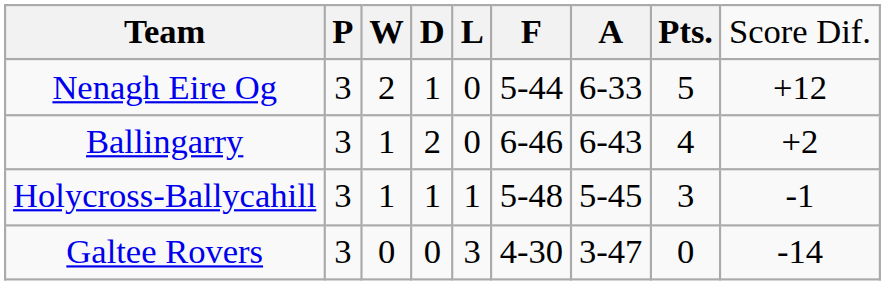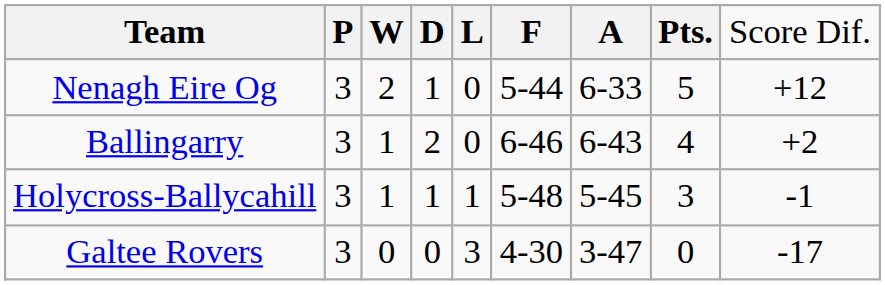(800, 251) -14 -> (800, 251) -17
